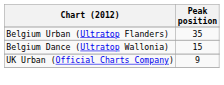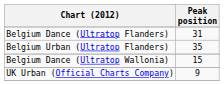+ row: (88, 34)
